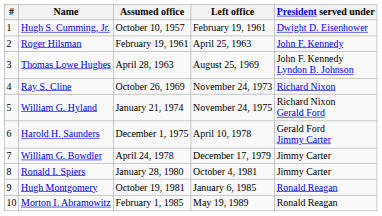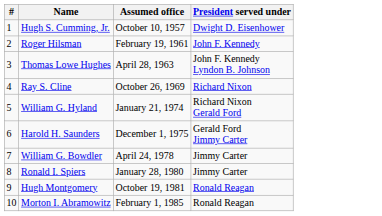- column: (233, 12)
